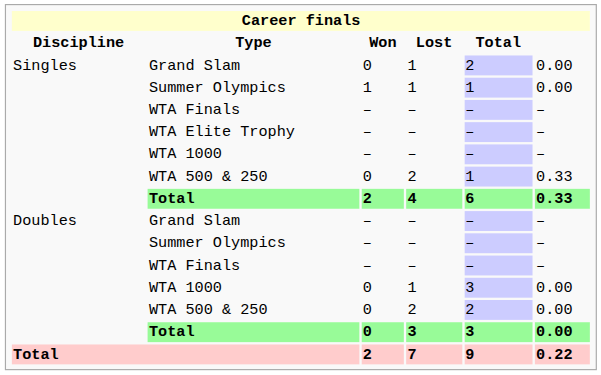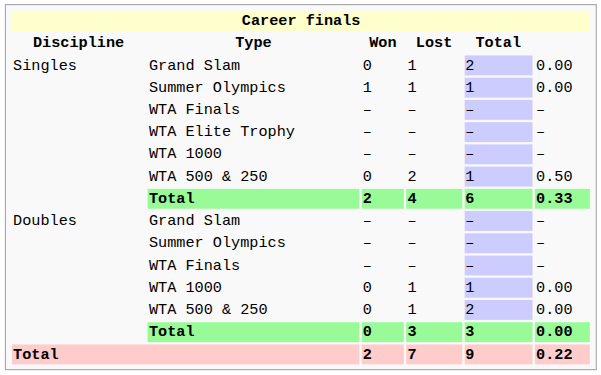(554, 176) 0.33 -> (554, 176) 0.50
(470, 287) 3 -> (470, 287) 1
(412, 309) 2 -> (412, 309) 1
